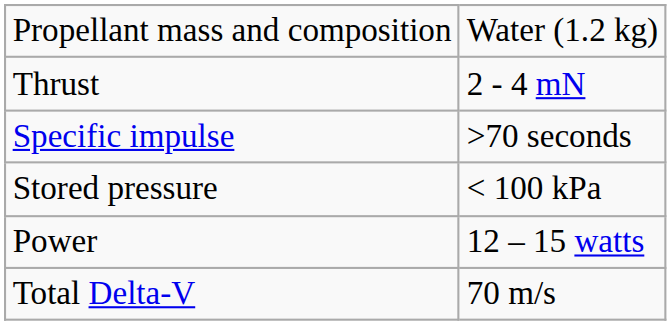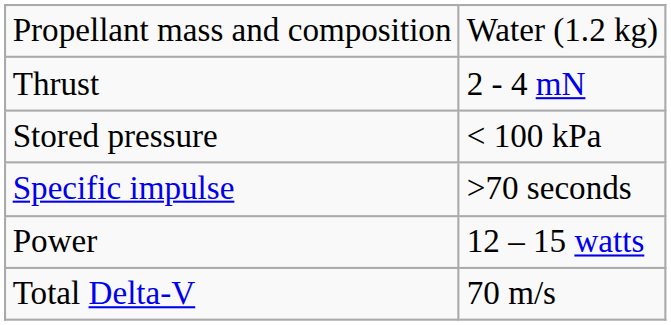rows swapped: (124, 135) <-> (115, 188)
